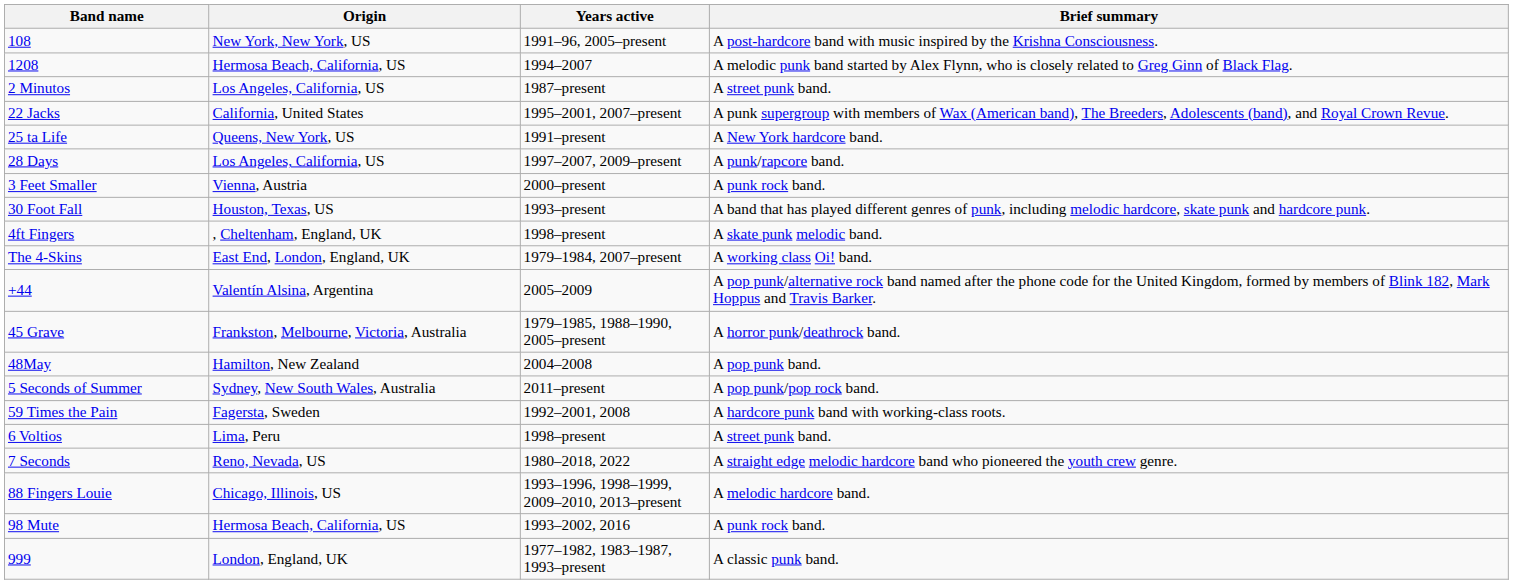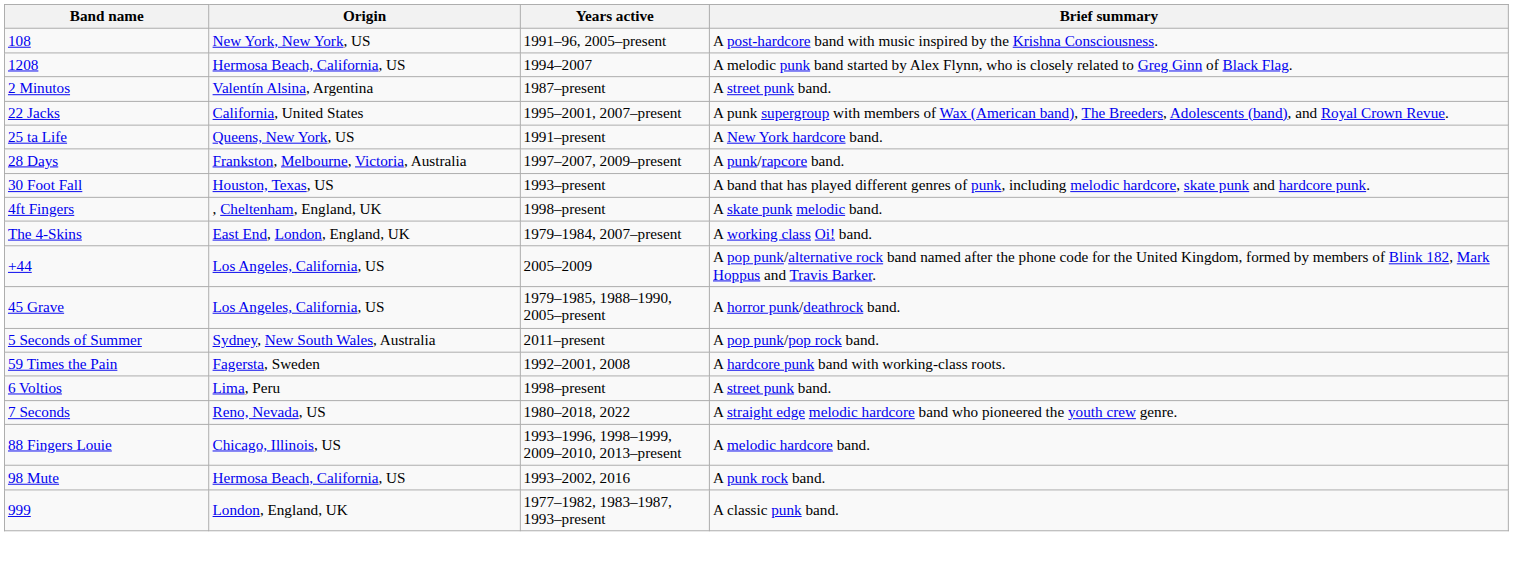(298, 88) Los Angeles, California, US -> (293, 88) Valentín Alsina, Argentina
(298, 161) Los Angeles, California, US -> (339, 161) Frankston, Melbourne, Victoria, Australia
- row: (52, 185)
(293, 290) Valentín Alsina, Argentina -> (298, 266) Los Angeles, California, US
(339, 331) Frankston, Melbourne, Victoria, Australia -> (298, 307) Los Angeles, California, US
- row: (30, 364)
